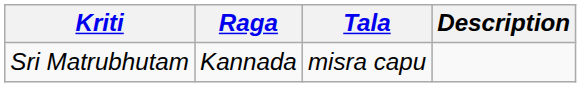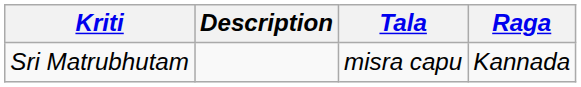columns swapped: (248, 23) <-> (504, 23)
